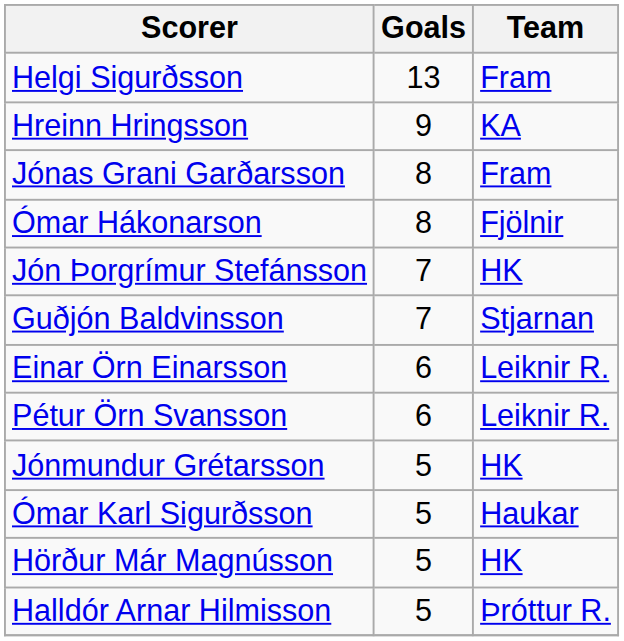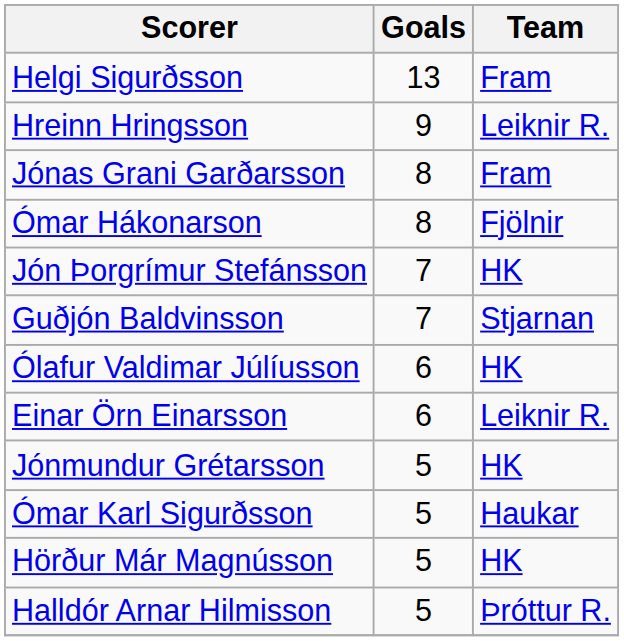(501, 125) KA -> (545, 125) Leiknir R.
+ row: (186, 367)
- row: (150, 416)
